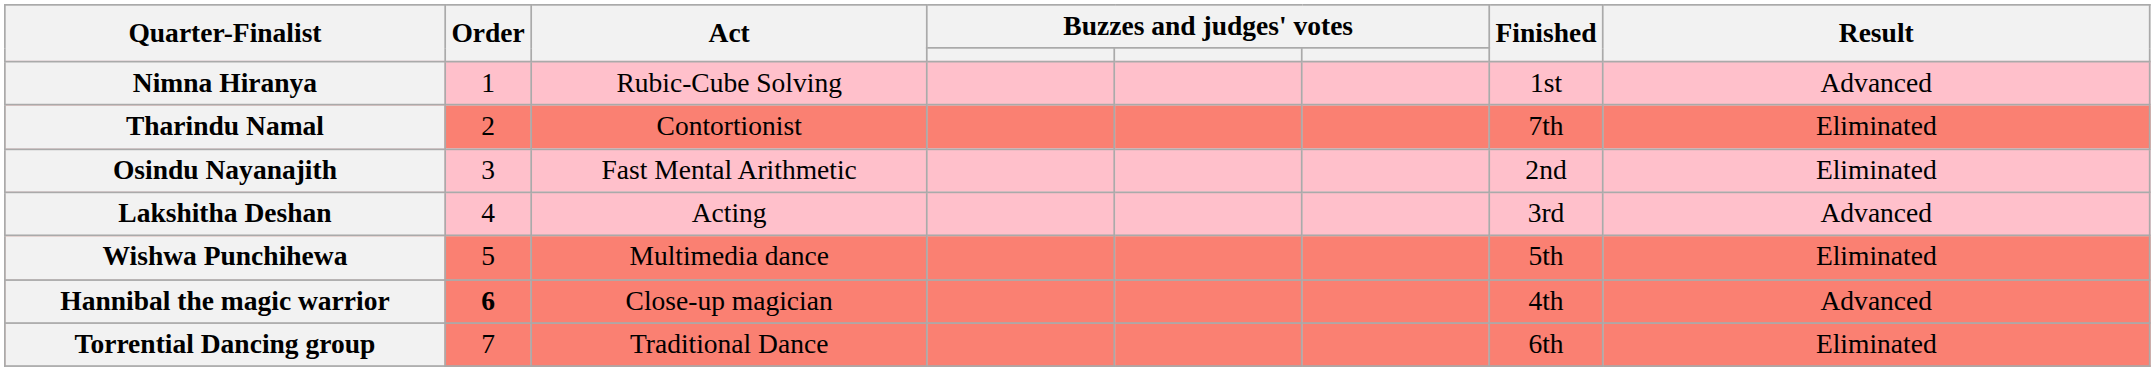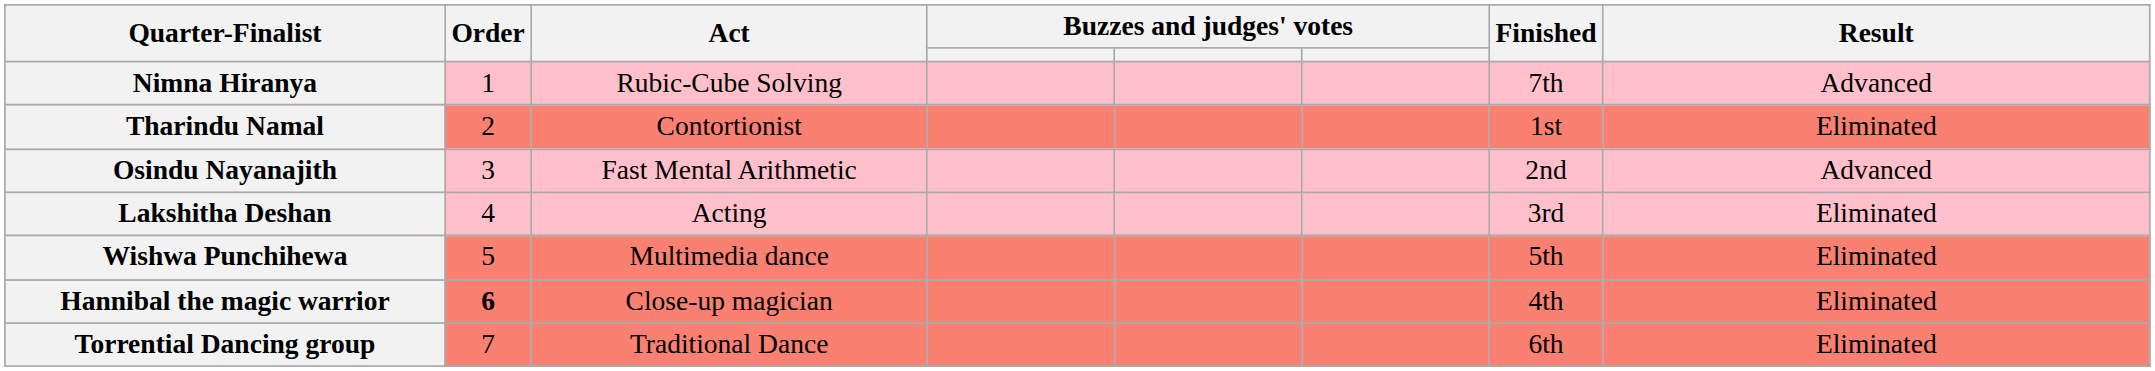(1546, 82) 1st -> (1546, 82) 7th
(1546, 126) 7th -> (1546, 126) 1st
(1876, 169) Eliminated -> (1876, 169) Advanced
(1876, 213) Advanced -> (1876, 213) Eliminated
(1876, 300) Advanced -> (1876, 300) Eliminated
